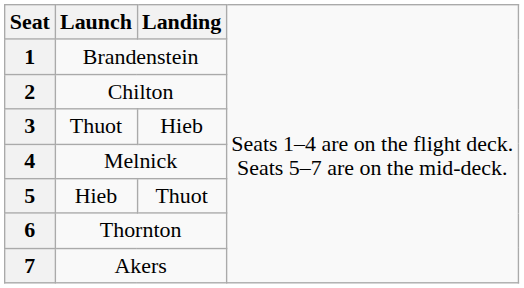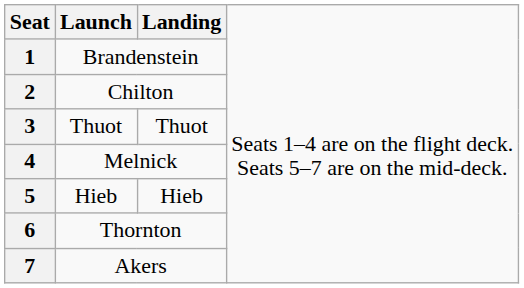(182, 126) Hieb -> (182, 126) Thuot
(182, 195) Thuot -> (182, 195) Hieb
